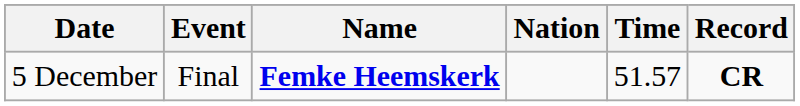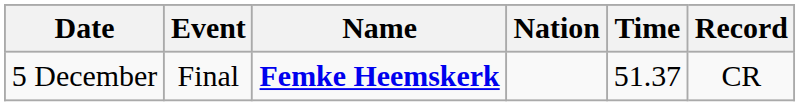(647, 75) 51.57 -> (647, 75) 51.37
(741, 75) bold -> (741, 75) normal
